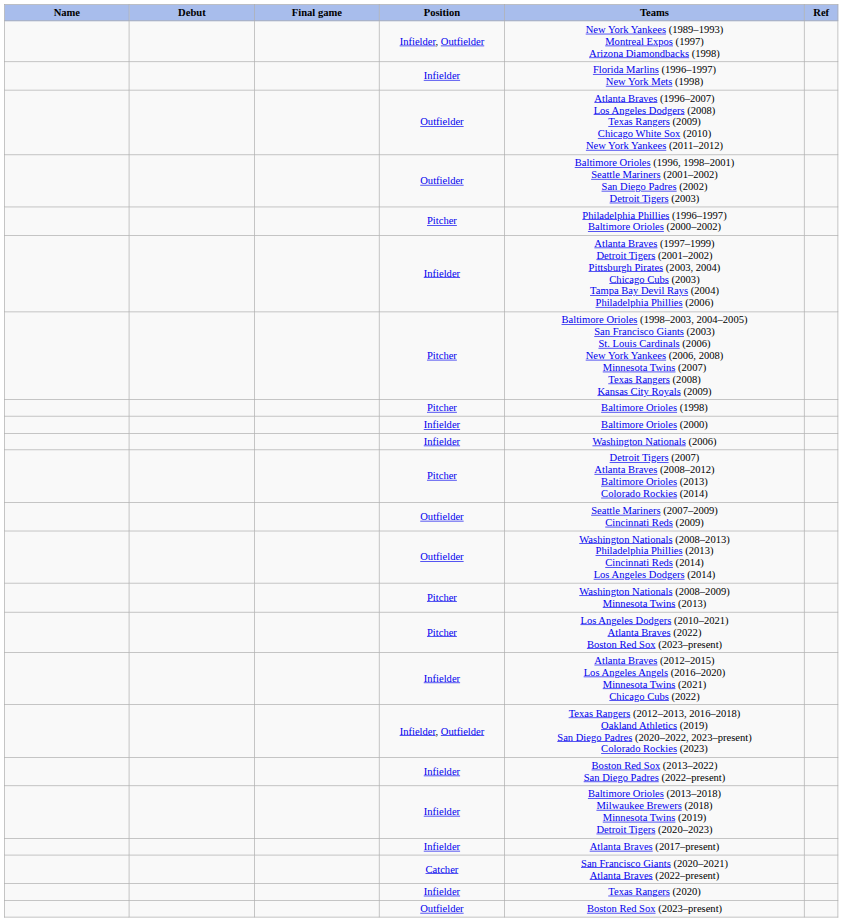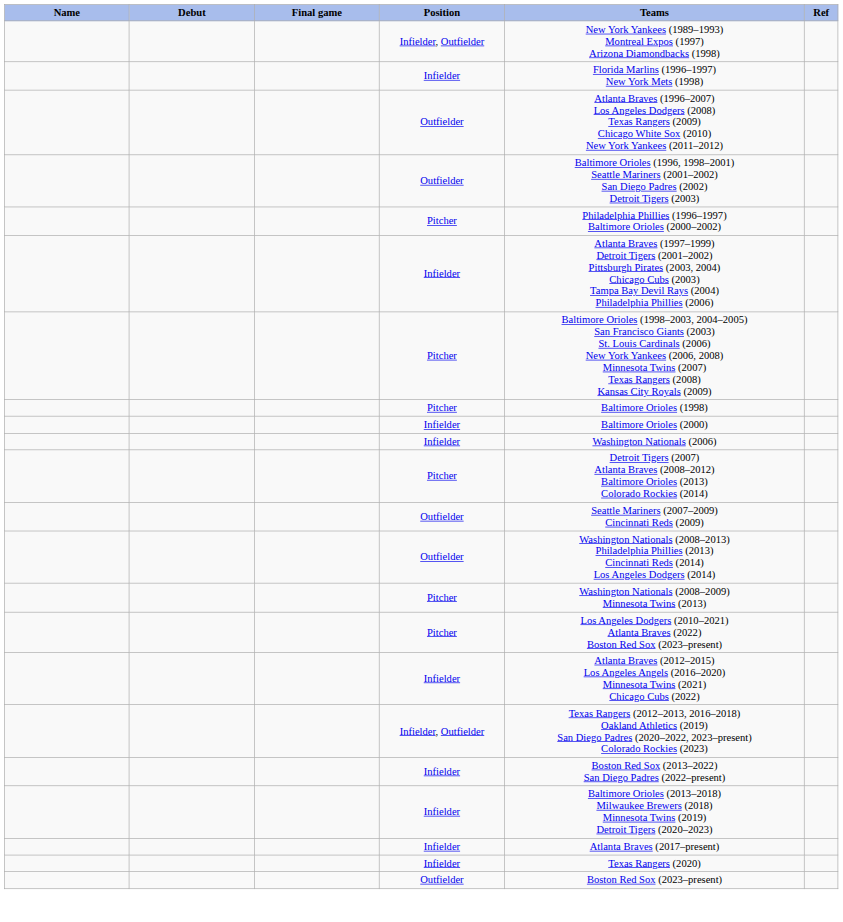- row: (67, 869)
